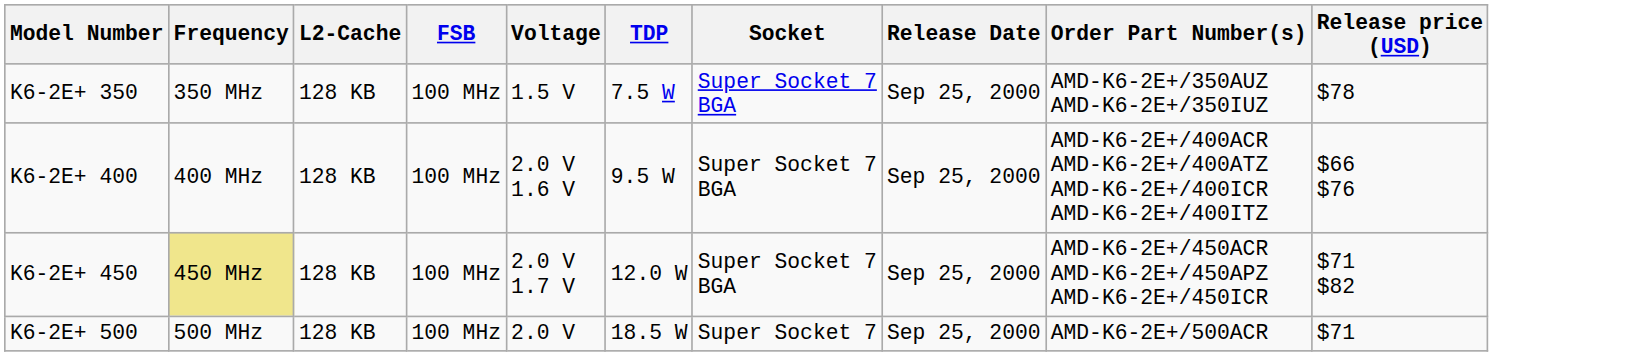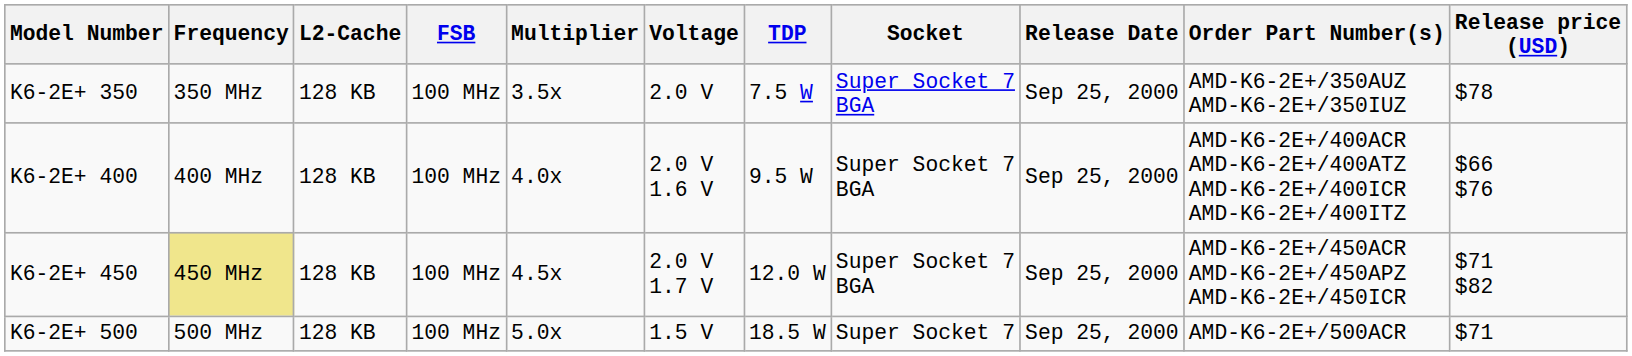+ column: (575, 34)
(543, 94) 1.5 V -> (681, 94) 2.0 V
(543, 333) 2.0 V -> (681, 333) 1.5 V
